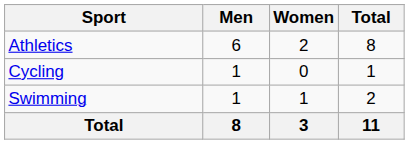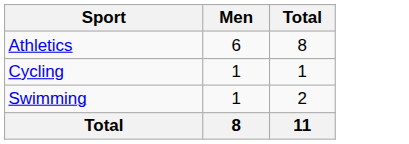- column: (304, 17)
